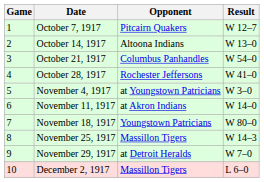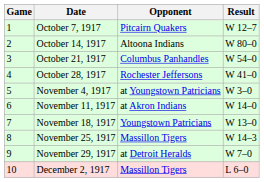(241, 43) W 13–0 -> (241, 43) W 80–0
(241, 122) W 80–0 -> (241, 122) W 13–0
